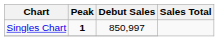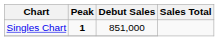(127, 28) 850,997 -> (127, 28) 851,000
